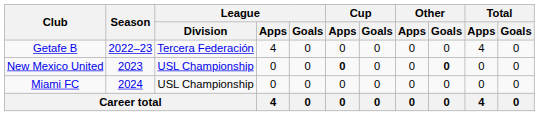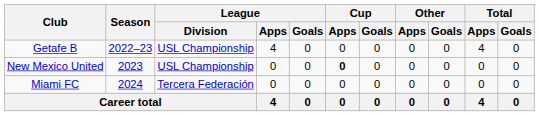(206, 48) Tercera Federación -> (206, 48) USL Championship
(447, 66) bold -> (447, 66) normal
(206, 84) USL Championship -> (206, 84) Tercera Federación
